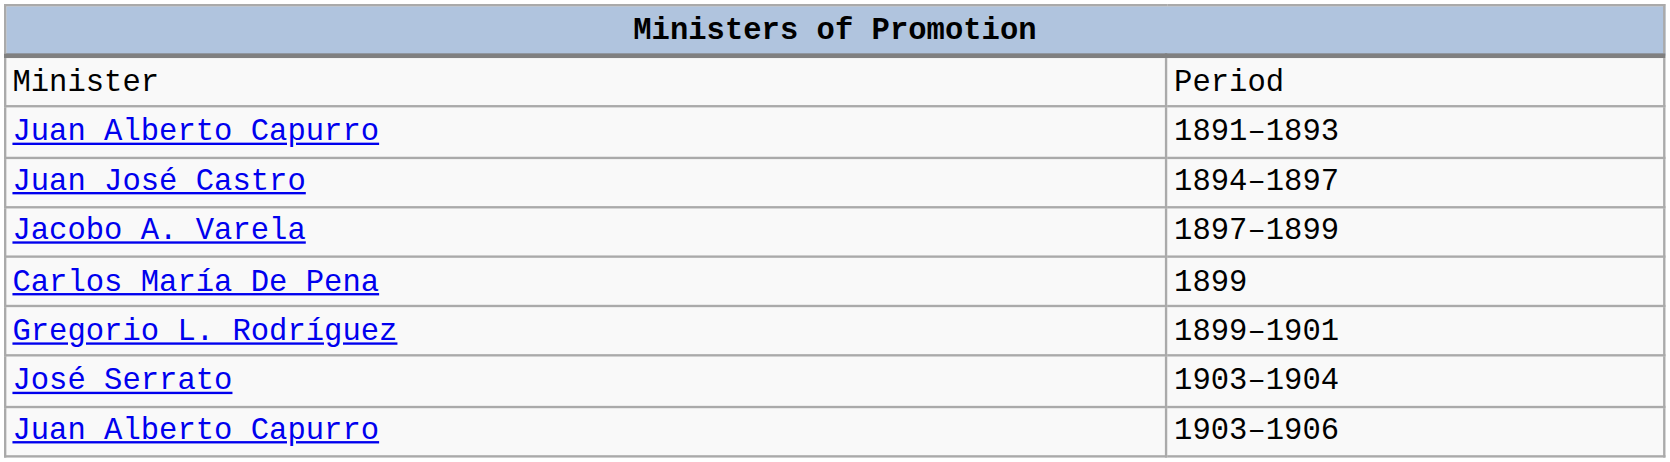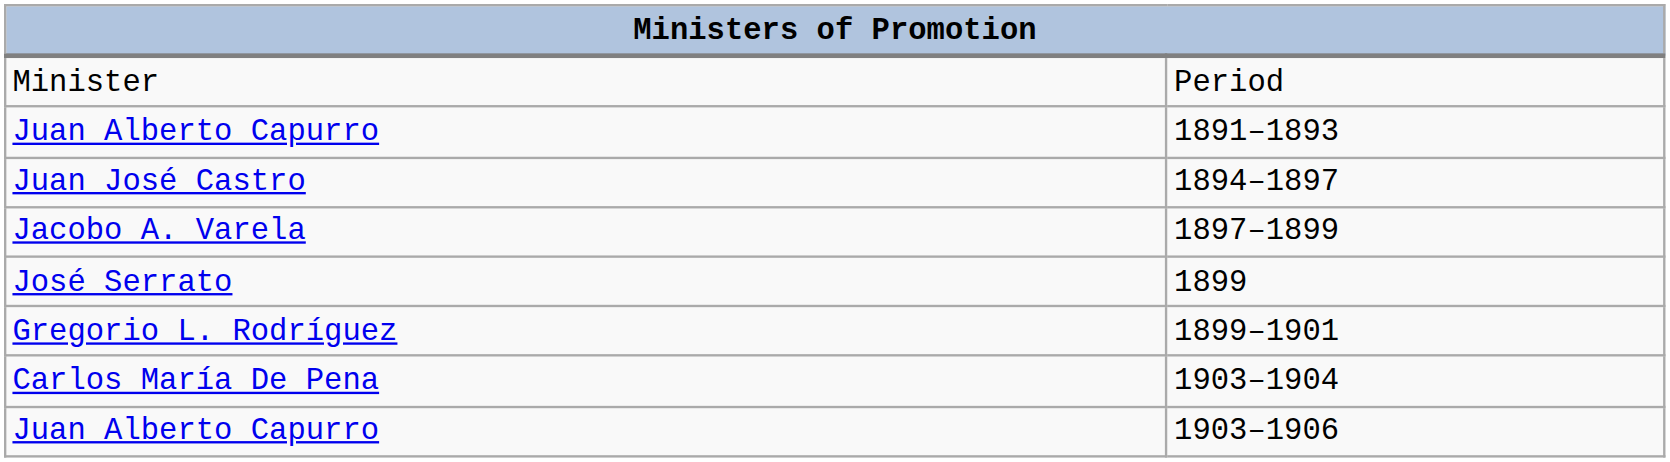(196, 281) Carlos María De Pena -> (122, 281) José Serrato
(122, 381) José Serrato -> (196, 381) Carlos María De Pena
